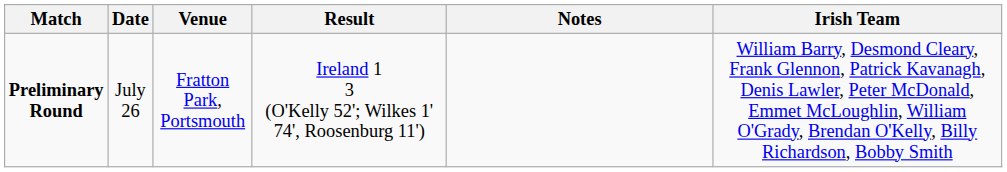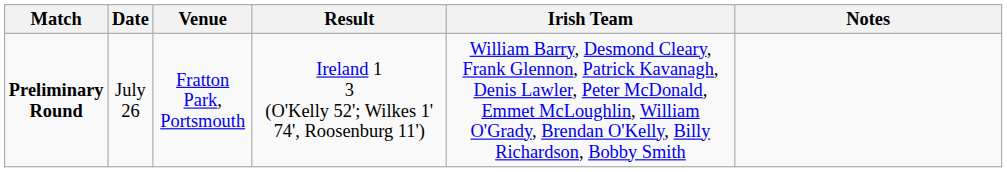columns swapped: (857, 19) <-> (580, 19)
